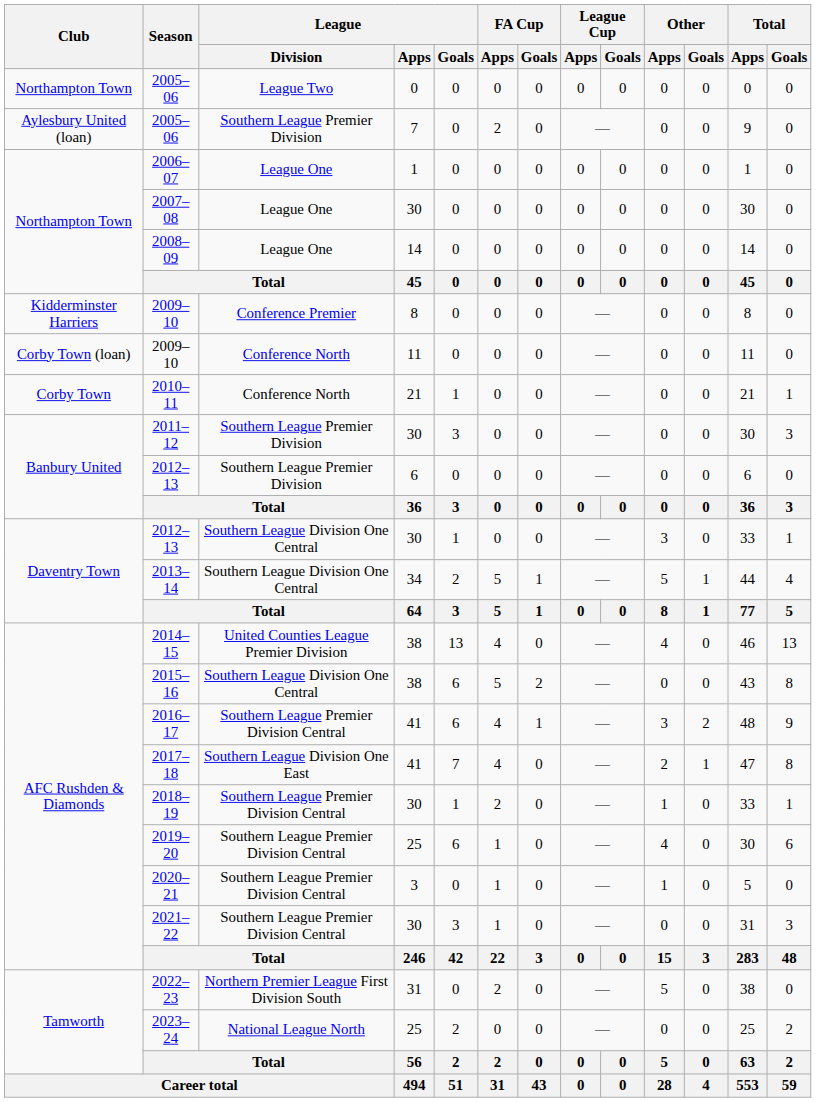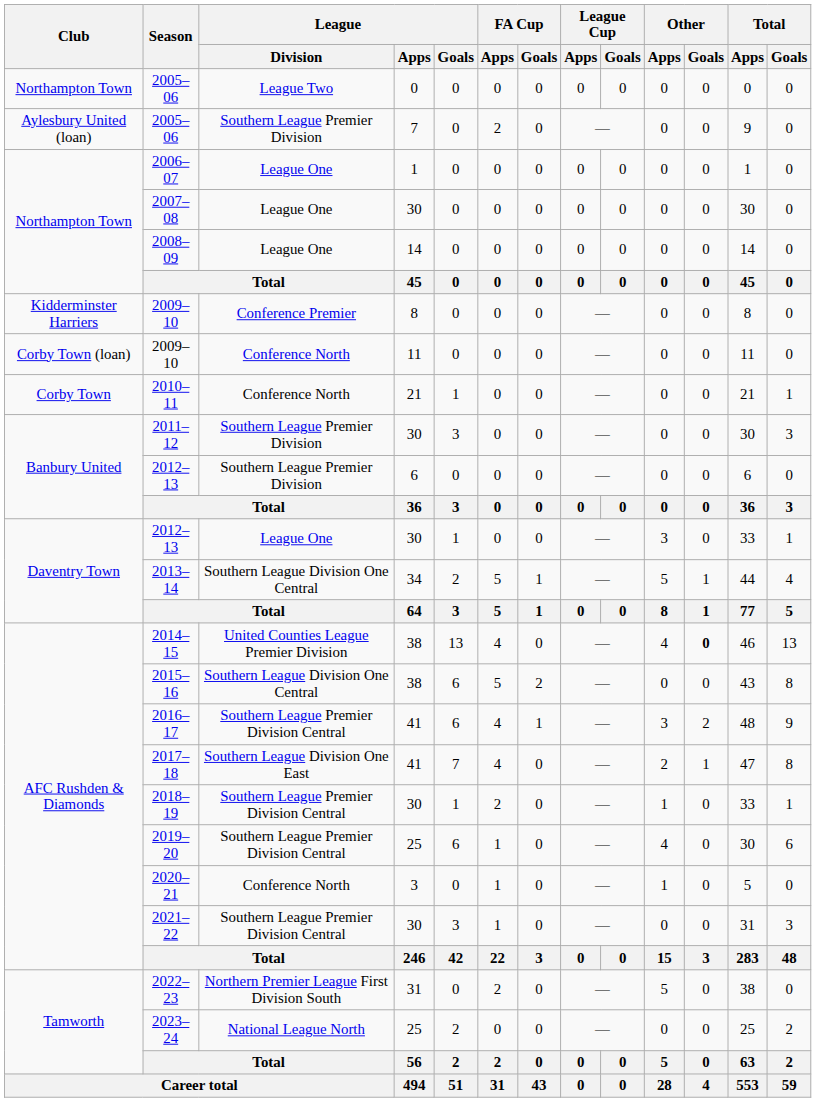(296, 539) Southern League Division One Central -> (296, 539) League One
(706, 643) normal -> (706, 643) bold
(296, 885) Southern League Premier Division Central -> (296, 885) Conference North
